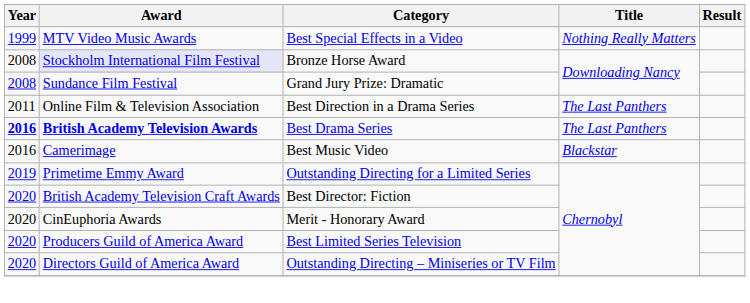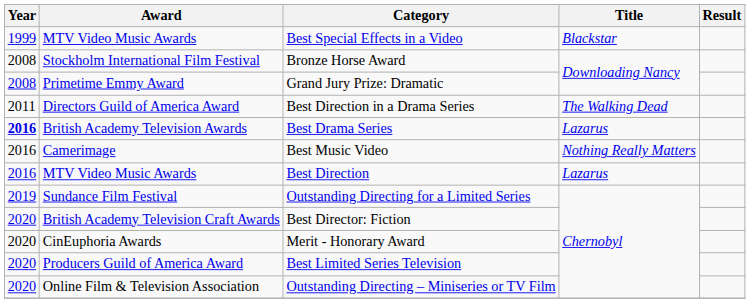(629, 38) Nothing Really Matters -> (590, 38) Blackstar
(151, 60) lavender background -> (151, 60) no background
(110, 83) Sundance Film Festival -> (113, 83) Primetime Emmy Award
(151, 106) Online Film & Television Association -> (141, 106) Directors Guild of America Award
(614, 106) The Last Panthers -> (615, 106) The Walking Dead
(150, 128) bold -> (145, 128) normal
(614, 128) The Last Panthers -> (585, 128) Lazarus
(590, 151) Blackstar -> (629, 151) Nothing Really Matters
+ row: (328, 173)
(113, 173) Primetime Emmy Award -> (110, 196) Sundance Film Festival
(141, 264) Directors Guild of America Award -> (151, 286) Online Film & Television Association
